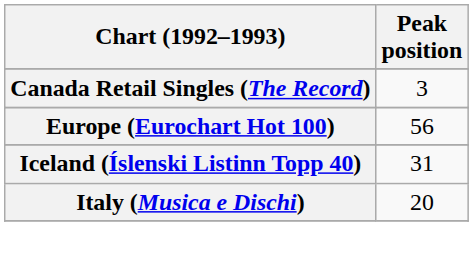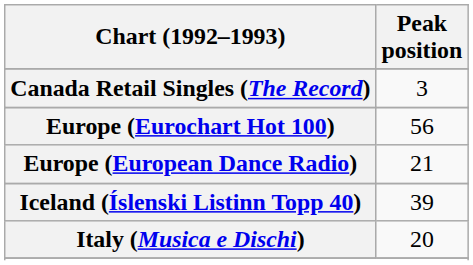+ row: (190, 163)
(422, 163) 31 -> (422, 201) 39
